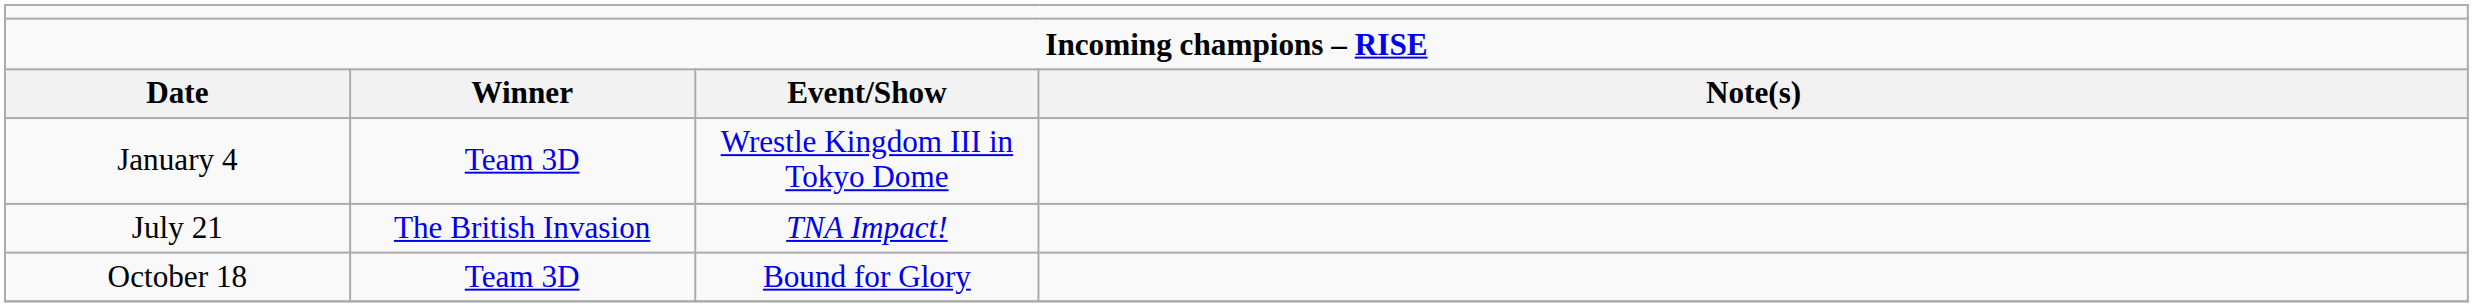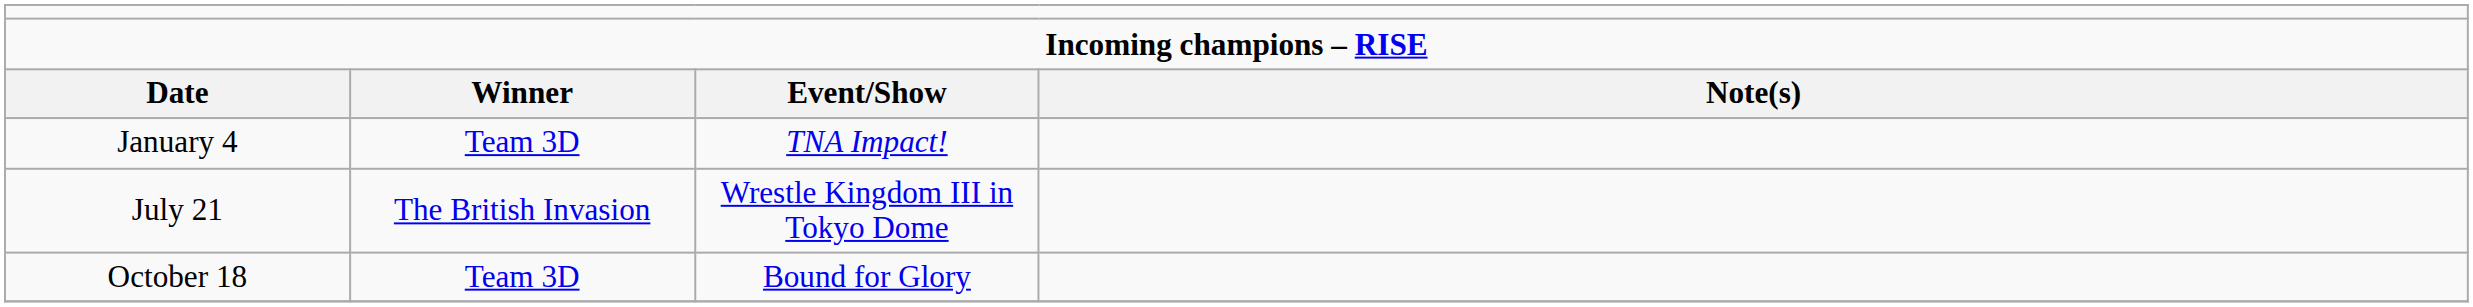(867, 160) Wrestle Kingdom III in Tokyo Dome -> (867, 142) TNA Impact!
(867, 227) TNA Impact! -> (867, 209) Wrestle Kingdom III in Tokyo Dome
